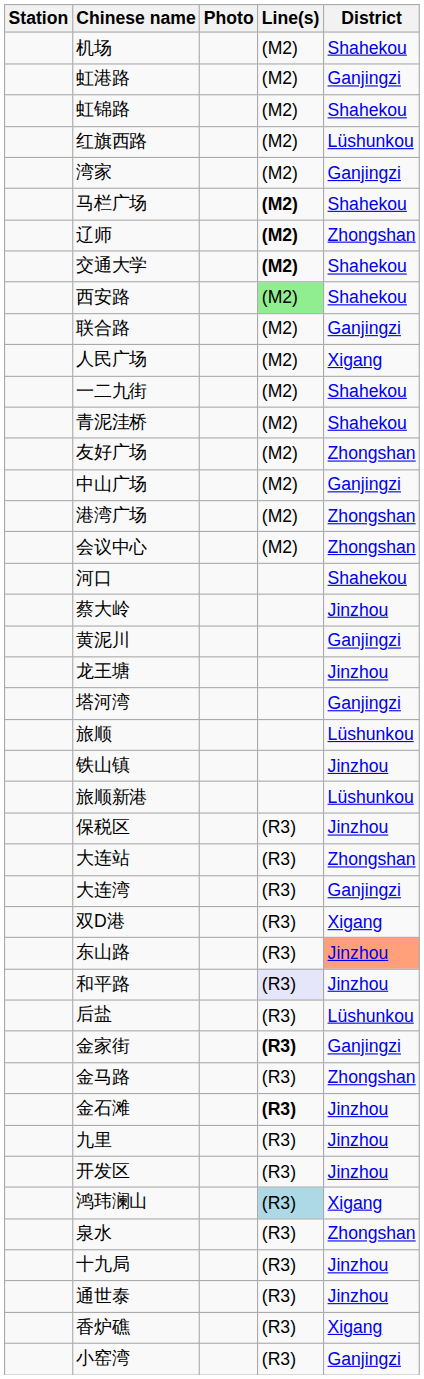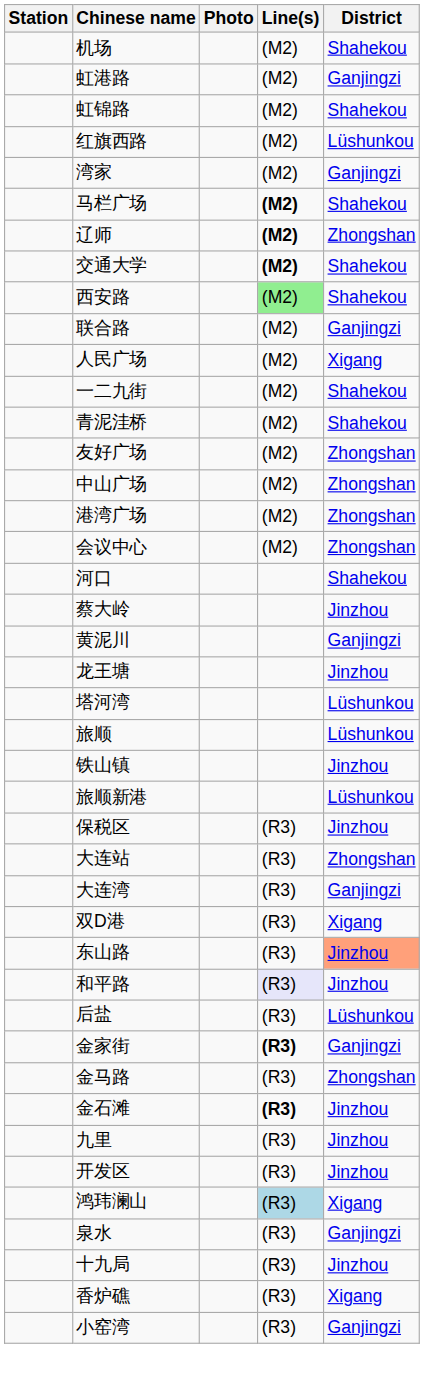(364, 484) Ganjingzi -> (372, 484) Zhongshan
(364, 703) Ganjingzi -> (371, 703) Lüshunkou
(372, 1234) Zhongshan -> (364, 1234) Ganjingzi
- row: (103, 1295)
